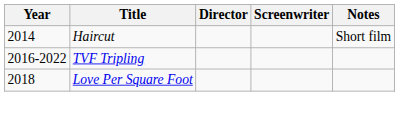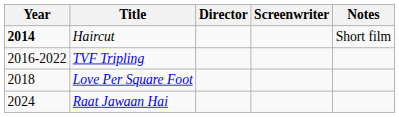(21, 36) normal -> (21, 36) bold
+ row: (120, 101)
